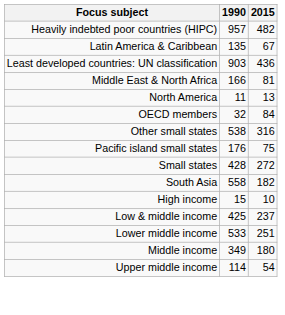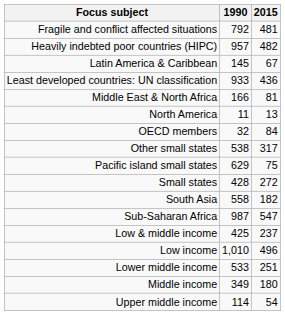+ row: (128, 30)
(237, 47) 135 -> (240, 64) 145
(237, 64) 903 -> (240, 81) 933
(266, 132) 316 -> (269, 149) 317
(237, 149) 176 -> (240, 166) 629
+ row: (171, 217)
- row: (187, 200)
+ row: (189, 251)
